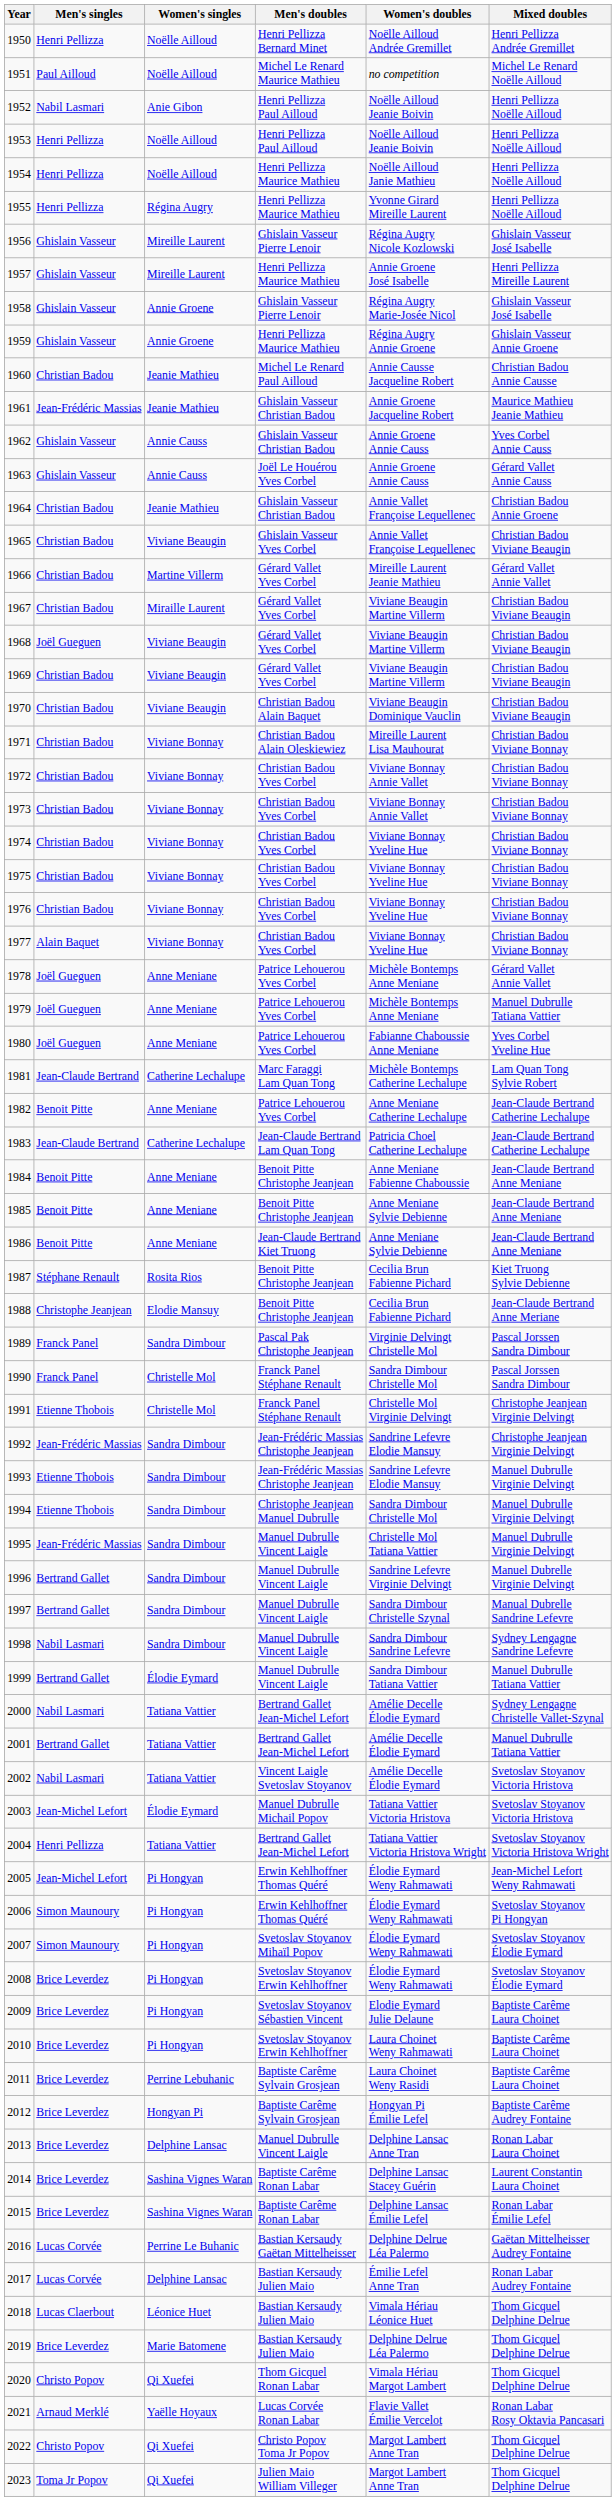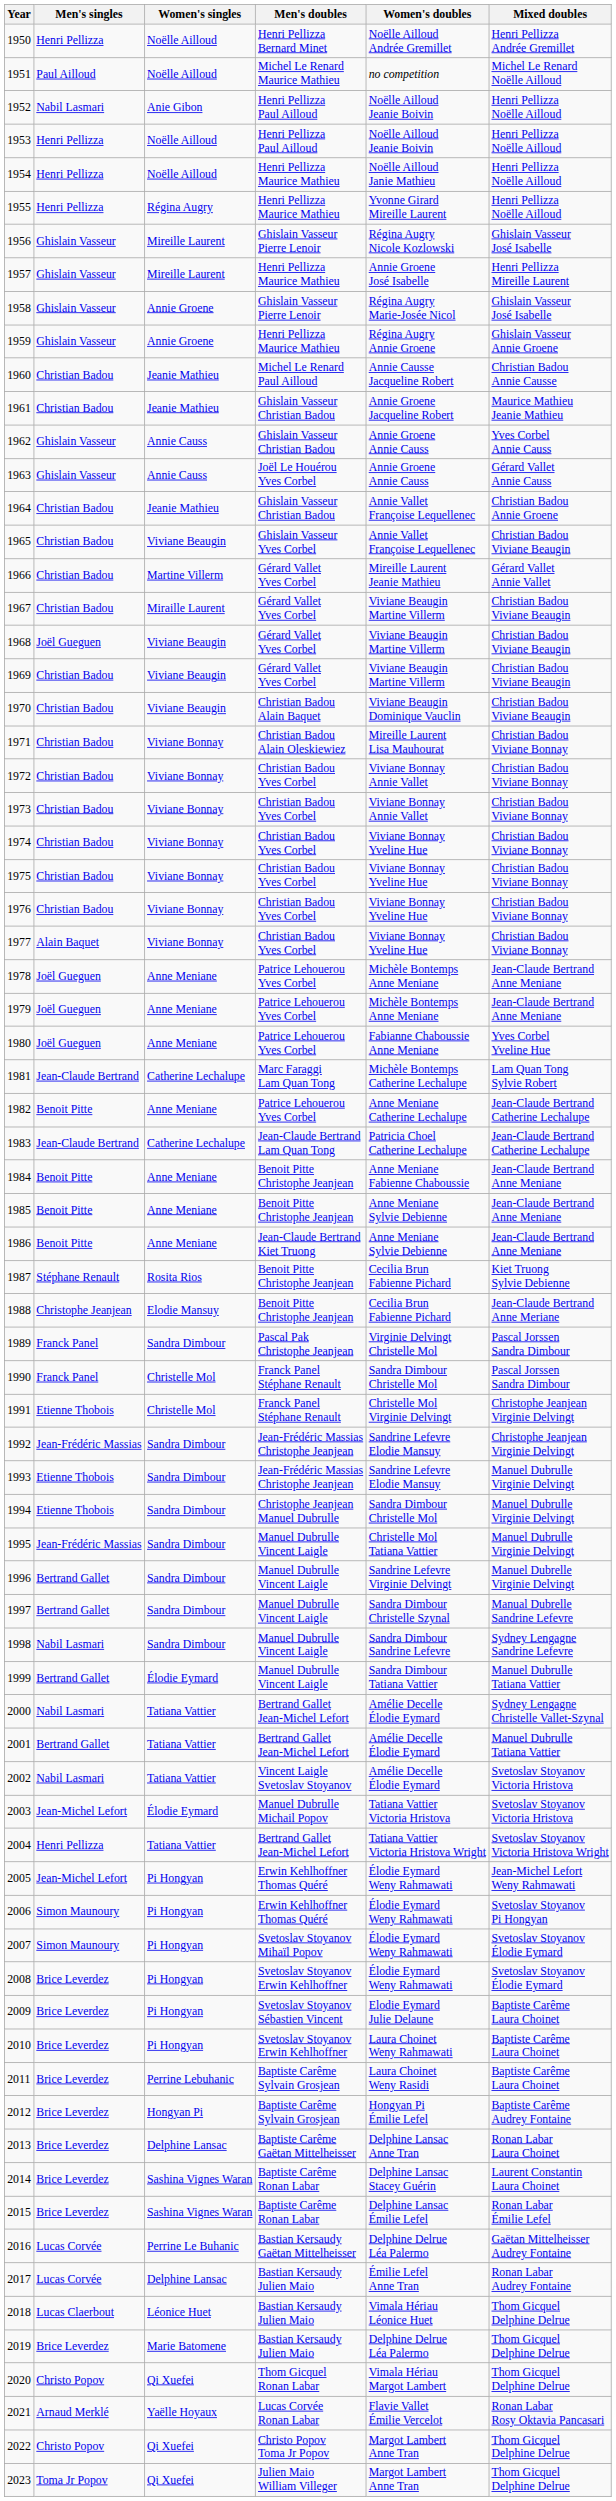(89, 408) Jean-Frédéric Massias -> (75, 408) Christian Badou
(523, 976) Gérard Vallet Annie Vallet -> (543, 976) Jean-Claude Bertrand Anne Meniane
(532, 1010) Manuel Dubrulle Tatiana Vattier -> (543, 1010) Jean-Claude Bertrand Anne Meniane
(298, 2146) Manuel Dubrulle Vincent Laigle -> (307, 2146) Baptiste Carême Gaëtan Mittelheisser
